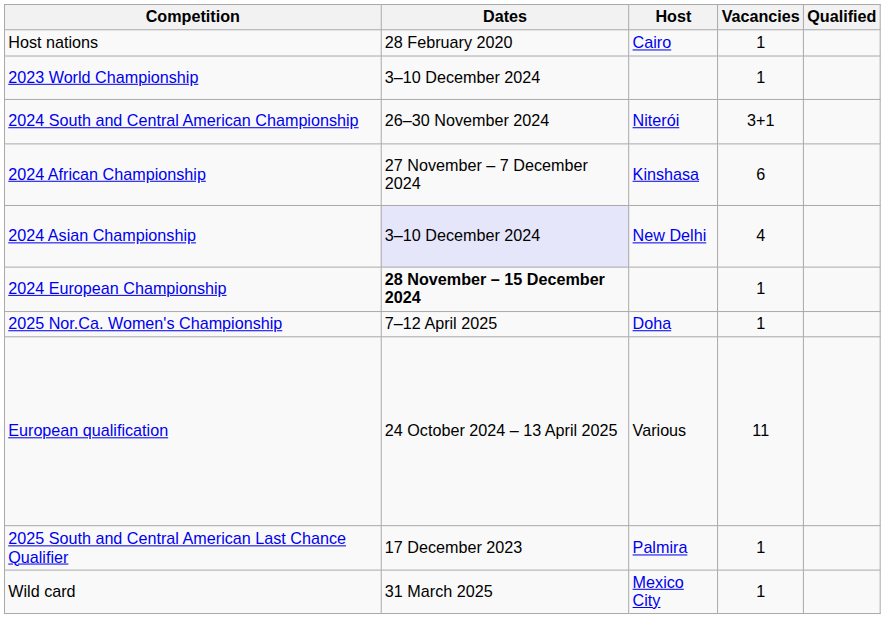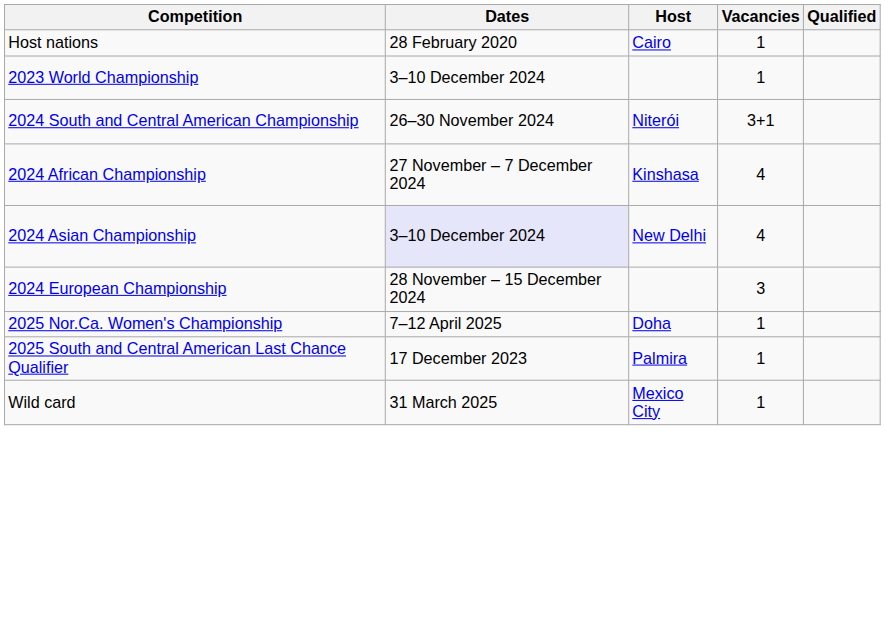(761, 174) 6 -> (761, 174) 4
(495, 289) bold -> (495, 289) normal
(761, 289) 1 -> (761, 289) 3
- row: (88, 431)
